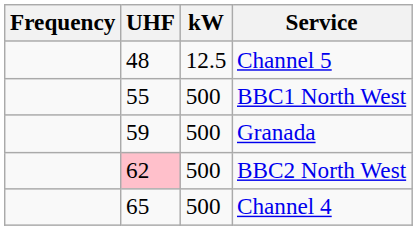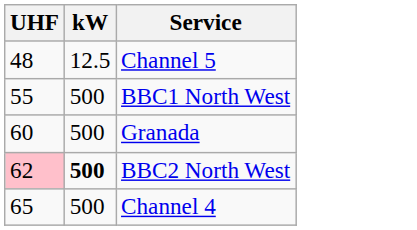- column: (63, 22)
(138, 133) 59 -> (22, 133) 60
(203, 170) normal -> (87, 170) bold
